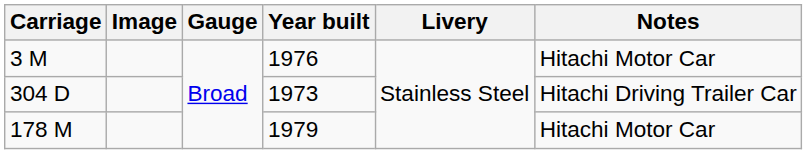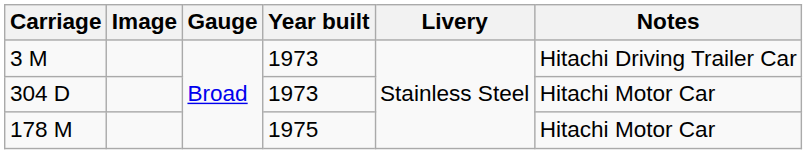(293, 58) 1976 -> (293, 58) 1973
(627, 58) Hitachi Motor Car -> (668, 58) Hitachi Driving Trailer Car
(668, 93) Hitachi Driving Trailer Car -> (627, 93) Hitachi Motor Car
(293, 129) 1979 -> (293, 129) 1975
